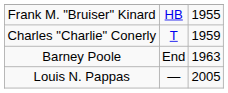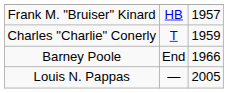(206, 14) 1955 -> (206, 14) 1957
(206, 56) 1963 -> (206, 56) 1966
